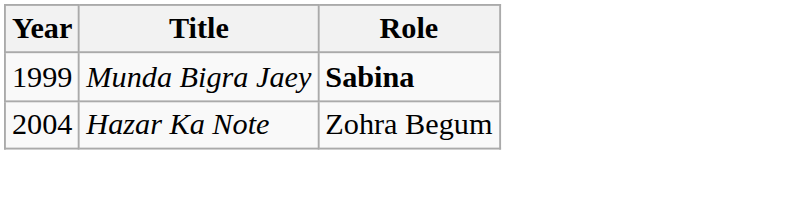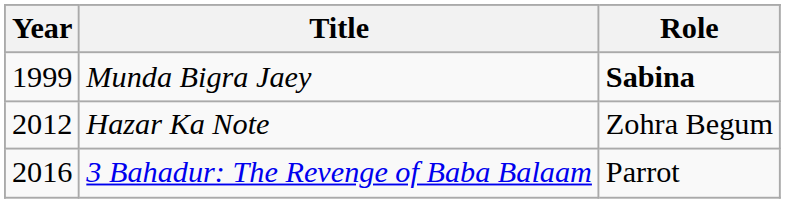(42, 124) 2004 -> (42, 124) 2012
+ row: (339, 172)
